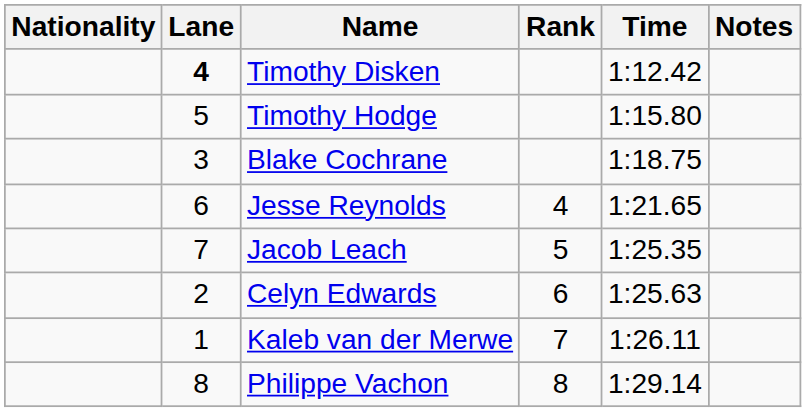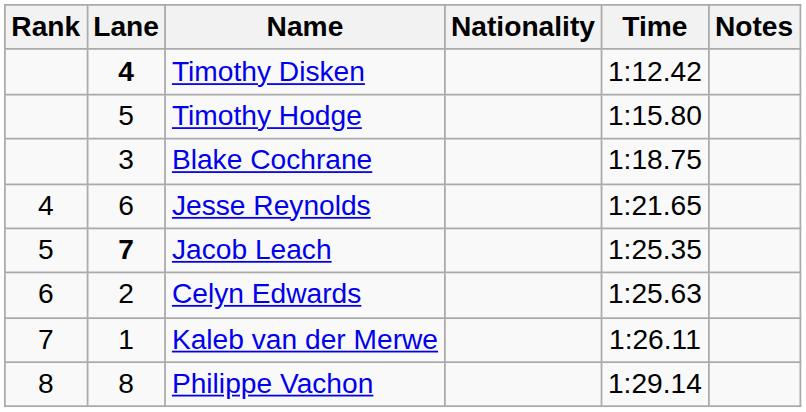columns swapped: (561, 26) <-> (83, 26)
(201, 250) normal -> (126, 250) bold
